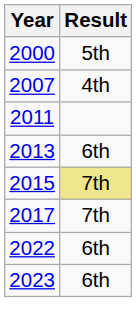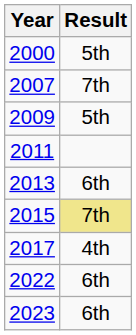(96, 85) 4th -> (96, 85) 7th
+ row: (32, 118)
(96, 215) 7th -> (96, 248) 4th
